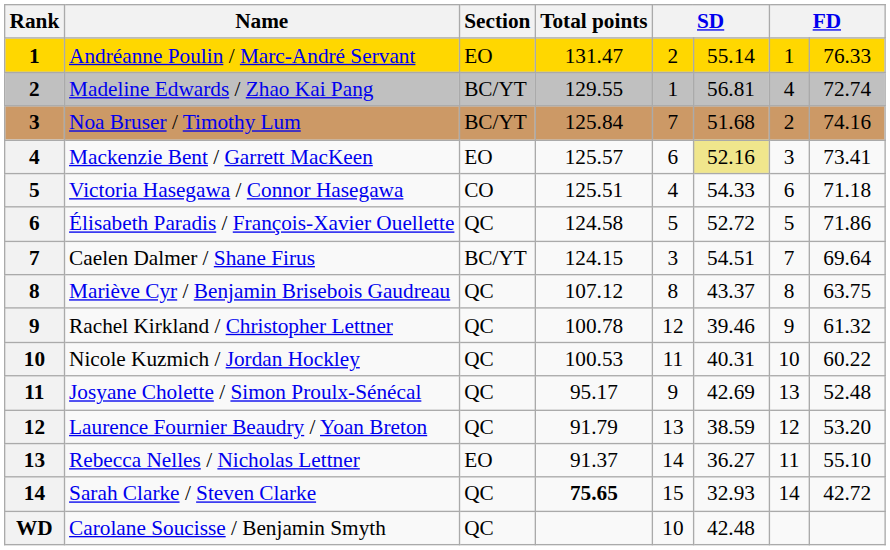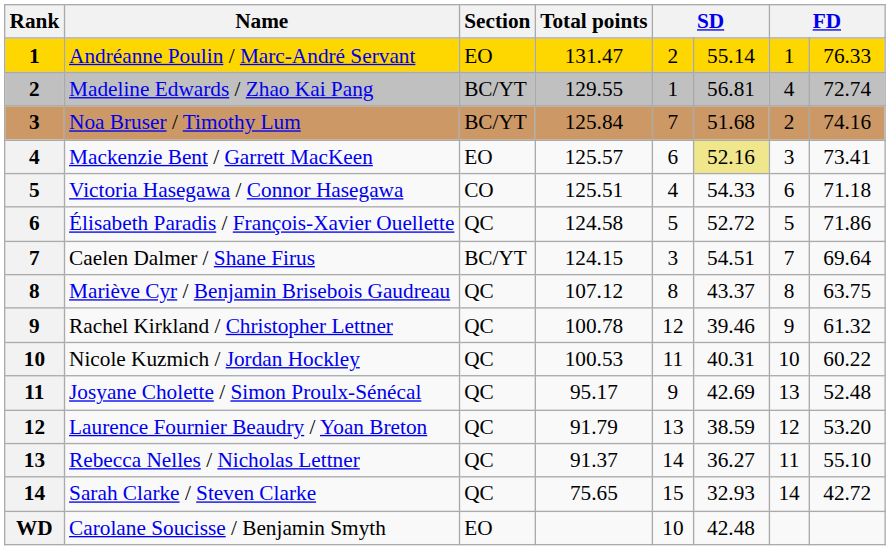(478, 460) EO -> (479, 460) QC
(594, 493) bold -> (594, 493) normal
(479, 527) QC -> (478, 527) EO
